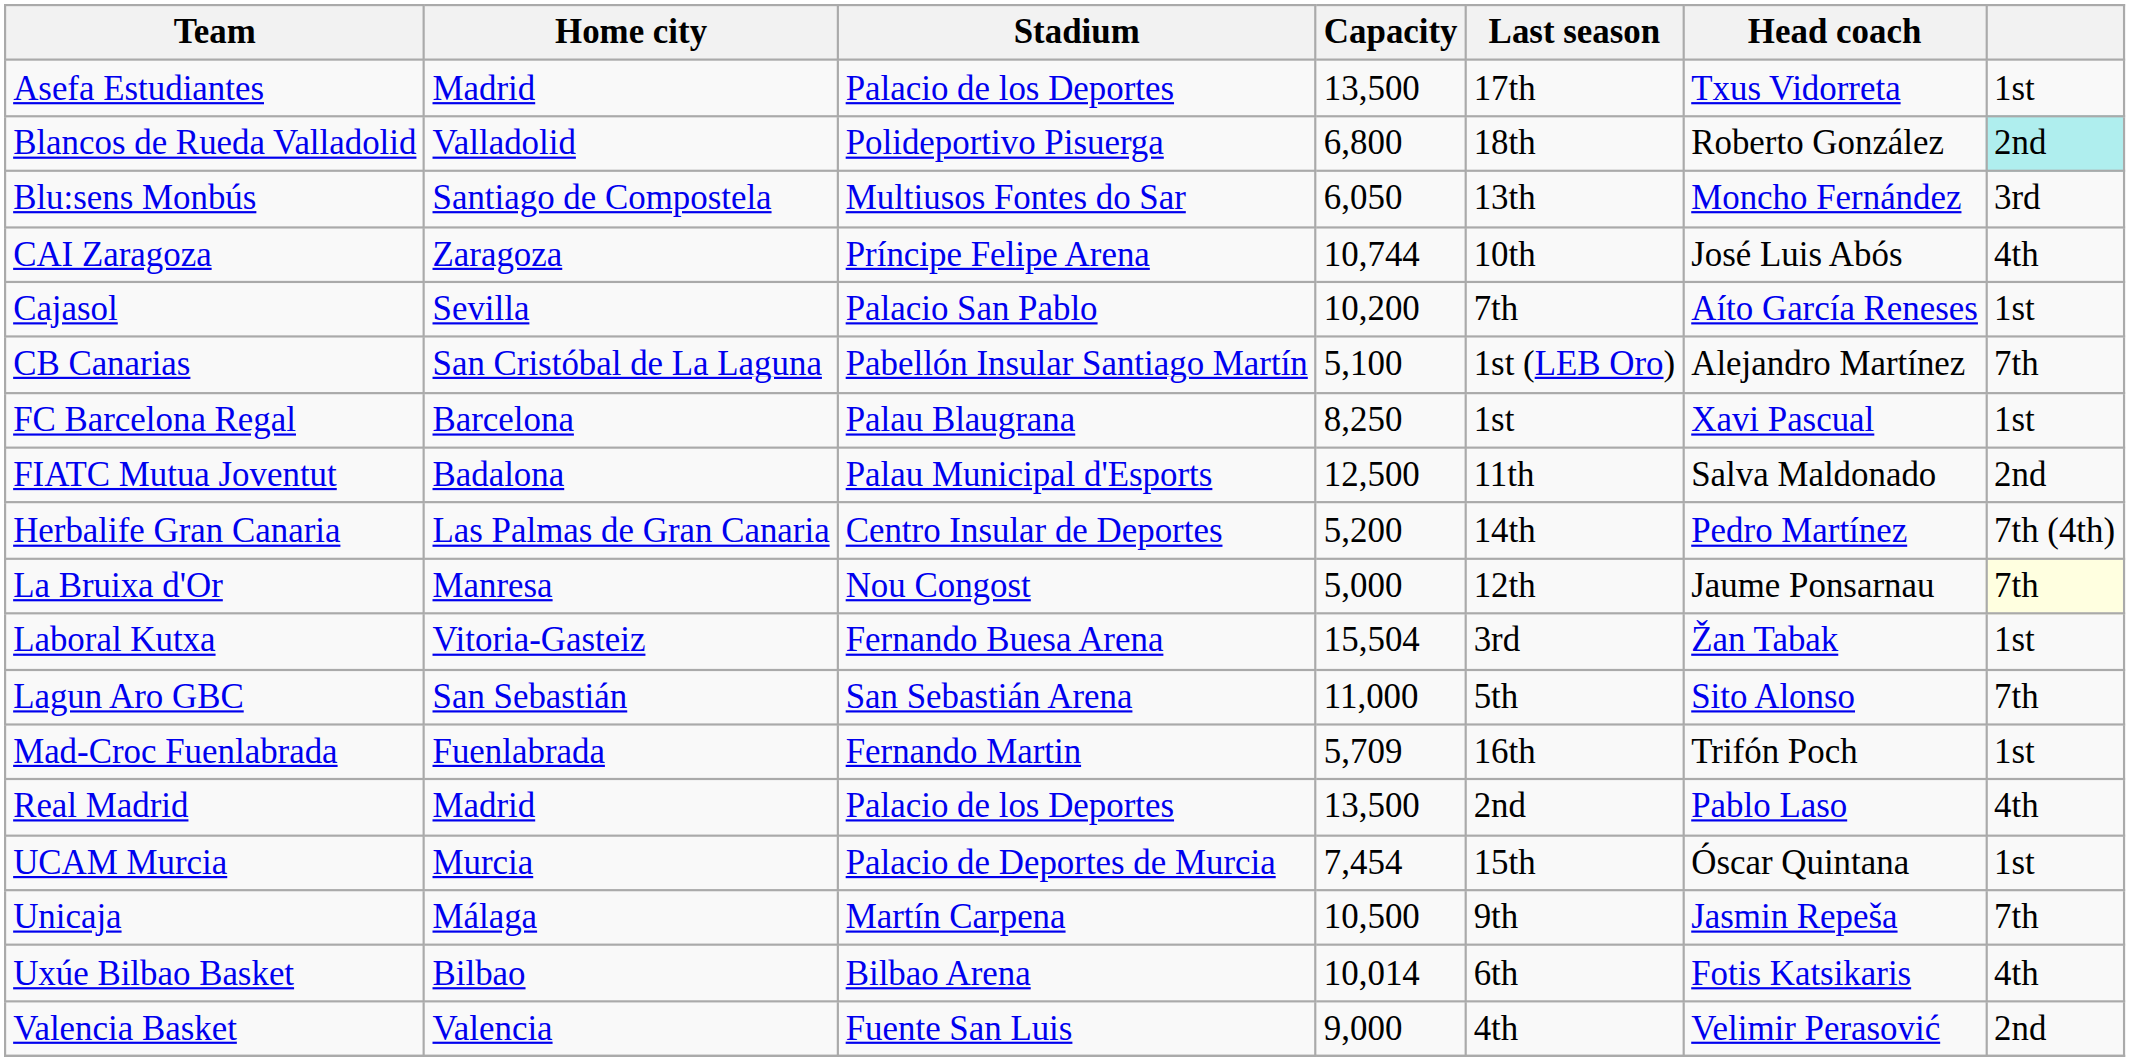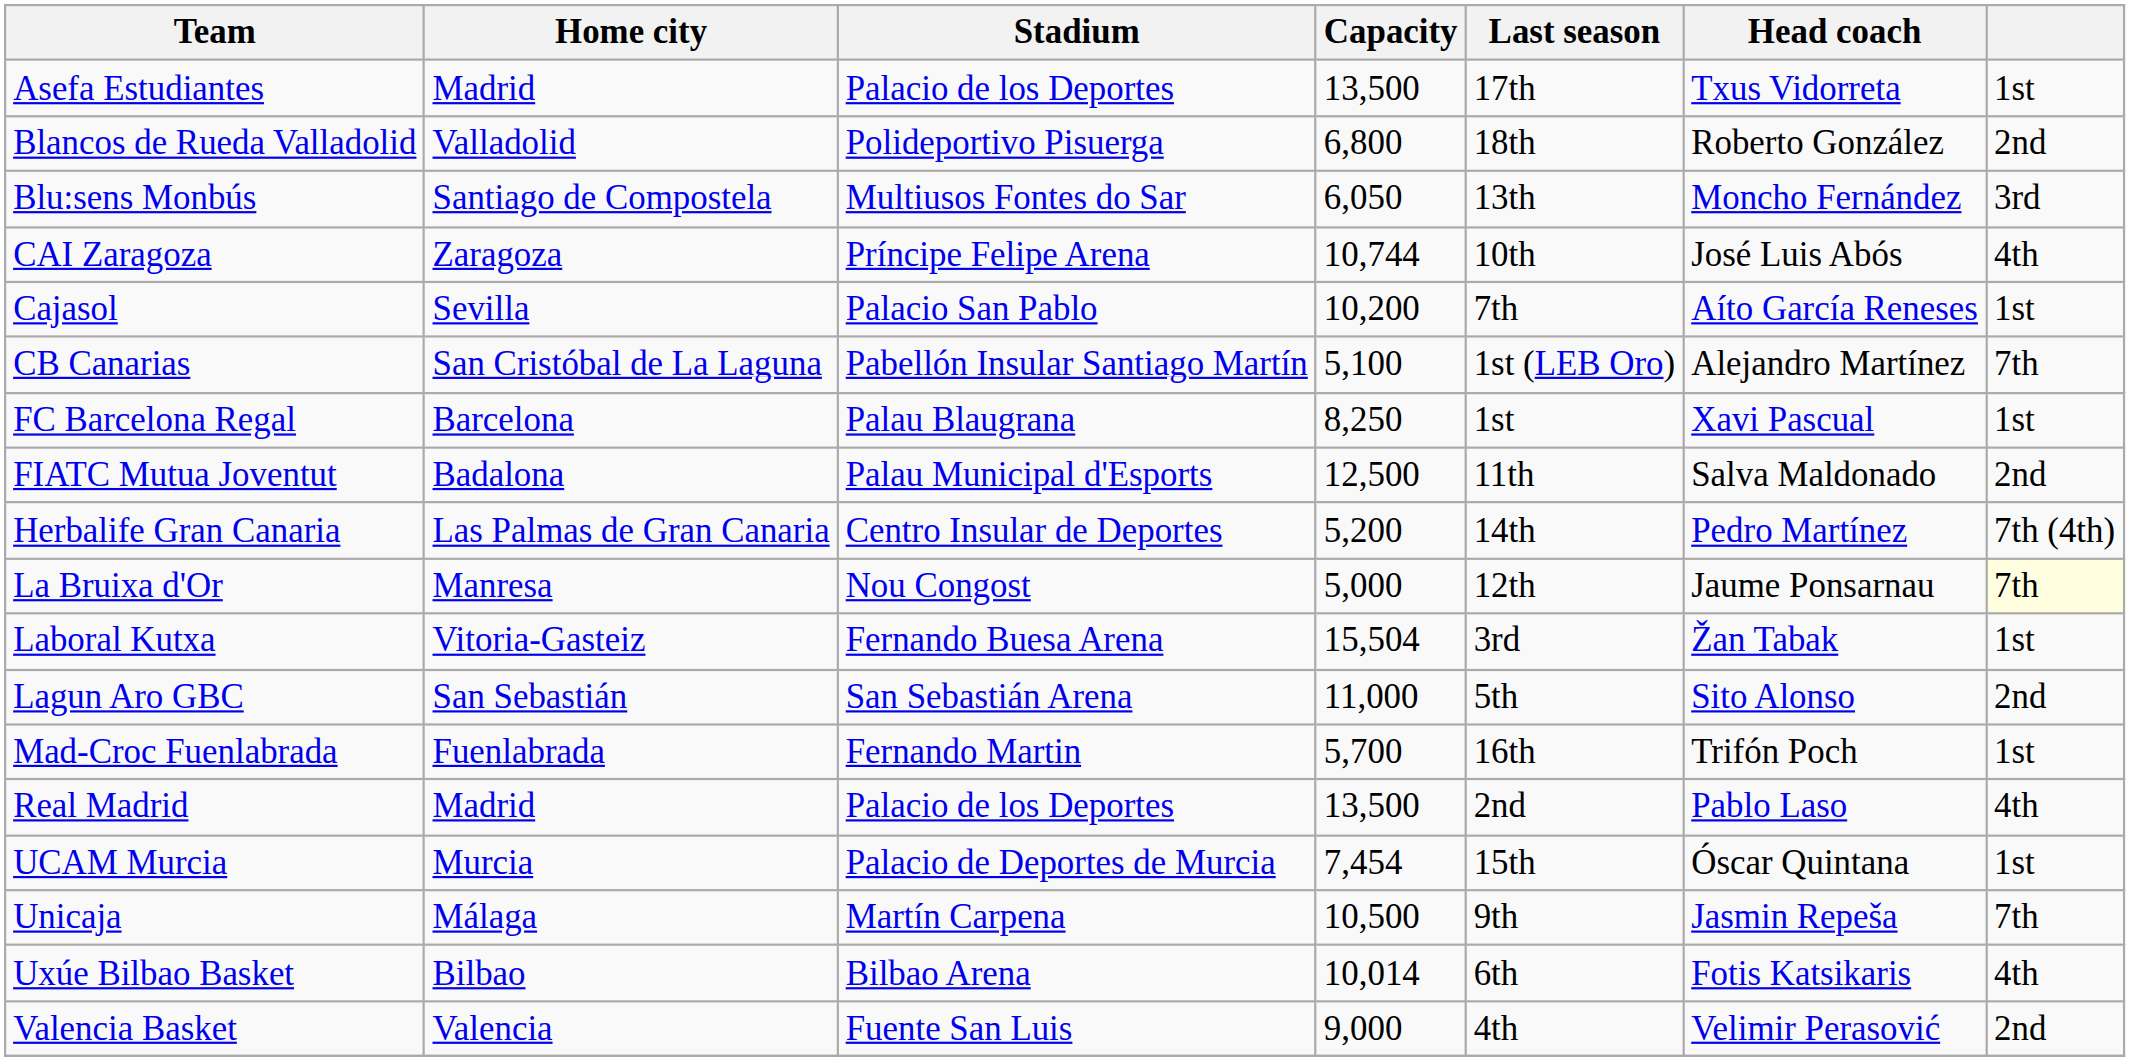(2020, 142) paleturquoise background -> (2020, 142) no background
(2016, 695) 7th -> (2020, 695) 2nd
(1363, 751) 5,709 -> (1363, 751) 5,700
